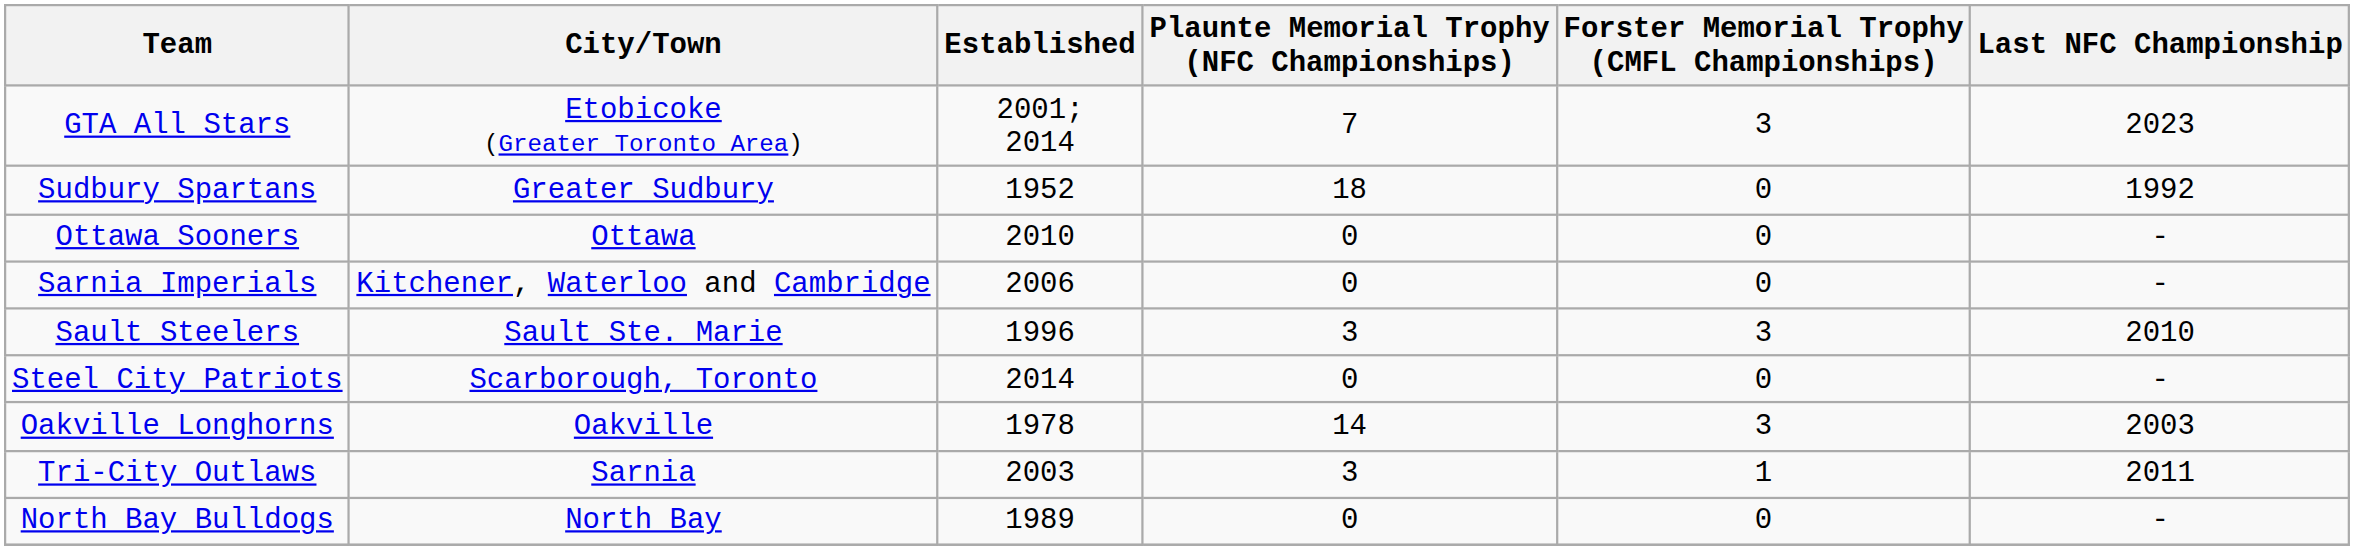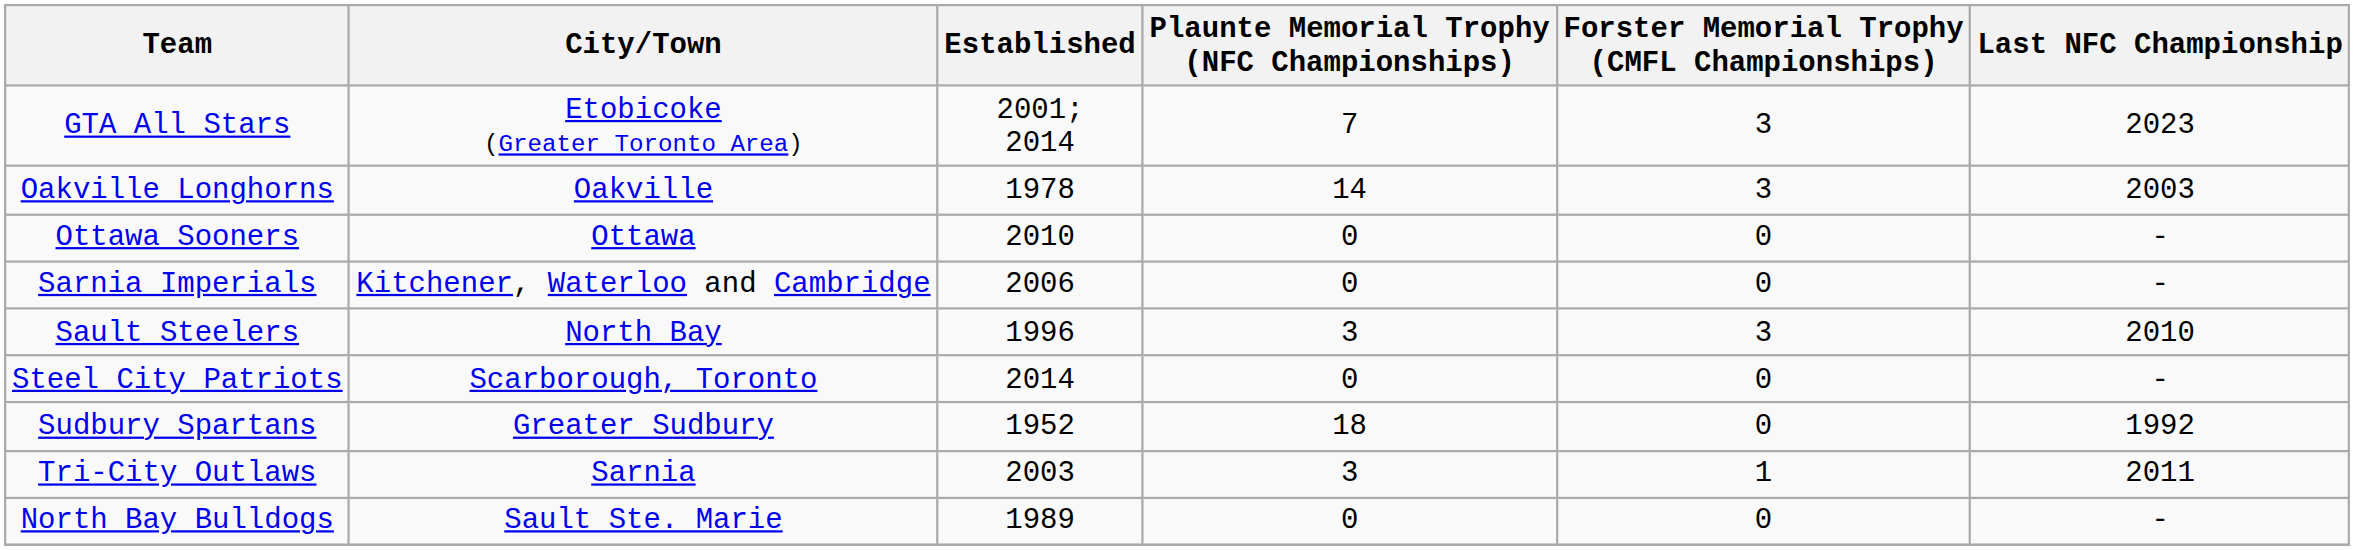rows swapped: (177, 426) <-> (177, 190)
(643, 332) Sault Ste. Marie -> (643, 332) North Bay
(643, 521) North Bay -> (643, 521) Sault Ste. Marie
